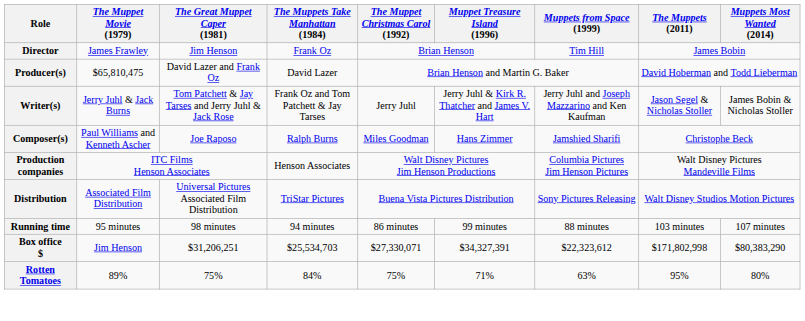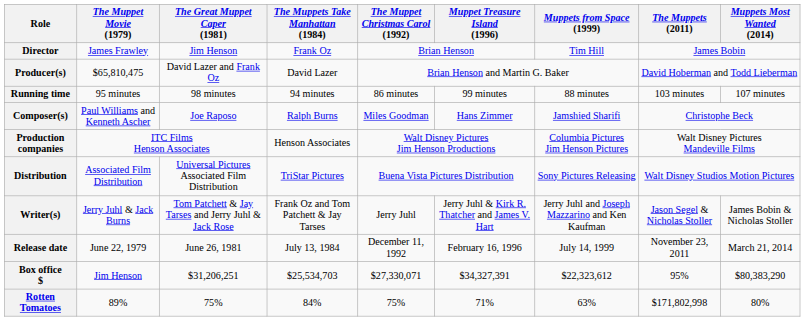rows swapped: (40, 105) <-> (40, 226)
+ row: (40, 248)
(679, 248) $171,802,998 -> (679, 275) 95%
(679, 275) 95% -> (679, 302) $171,802,998
